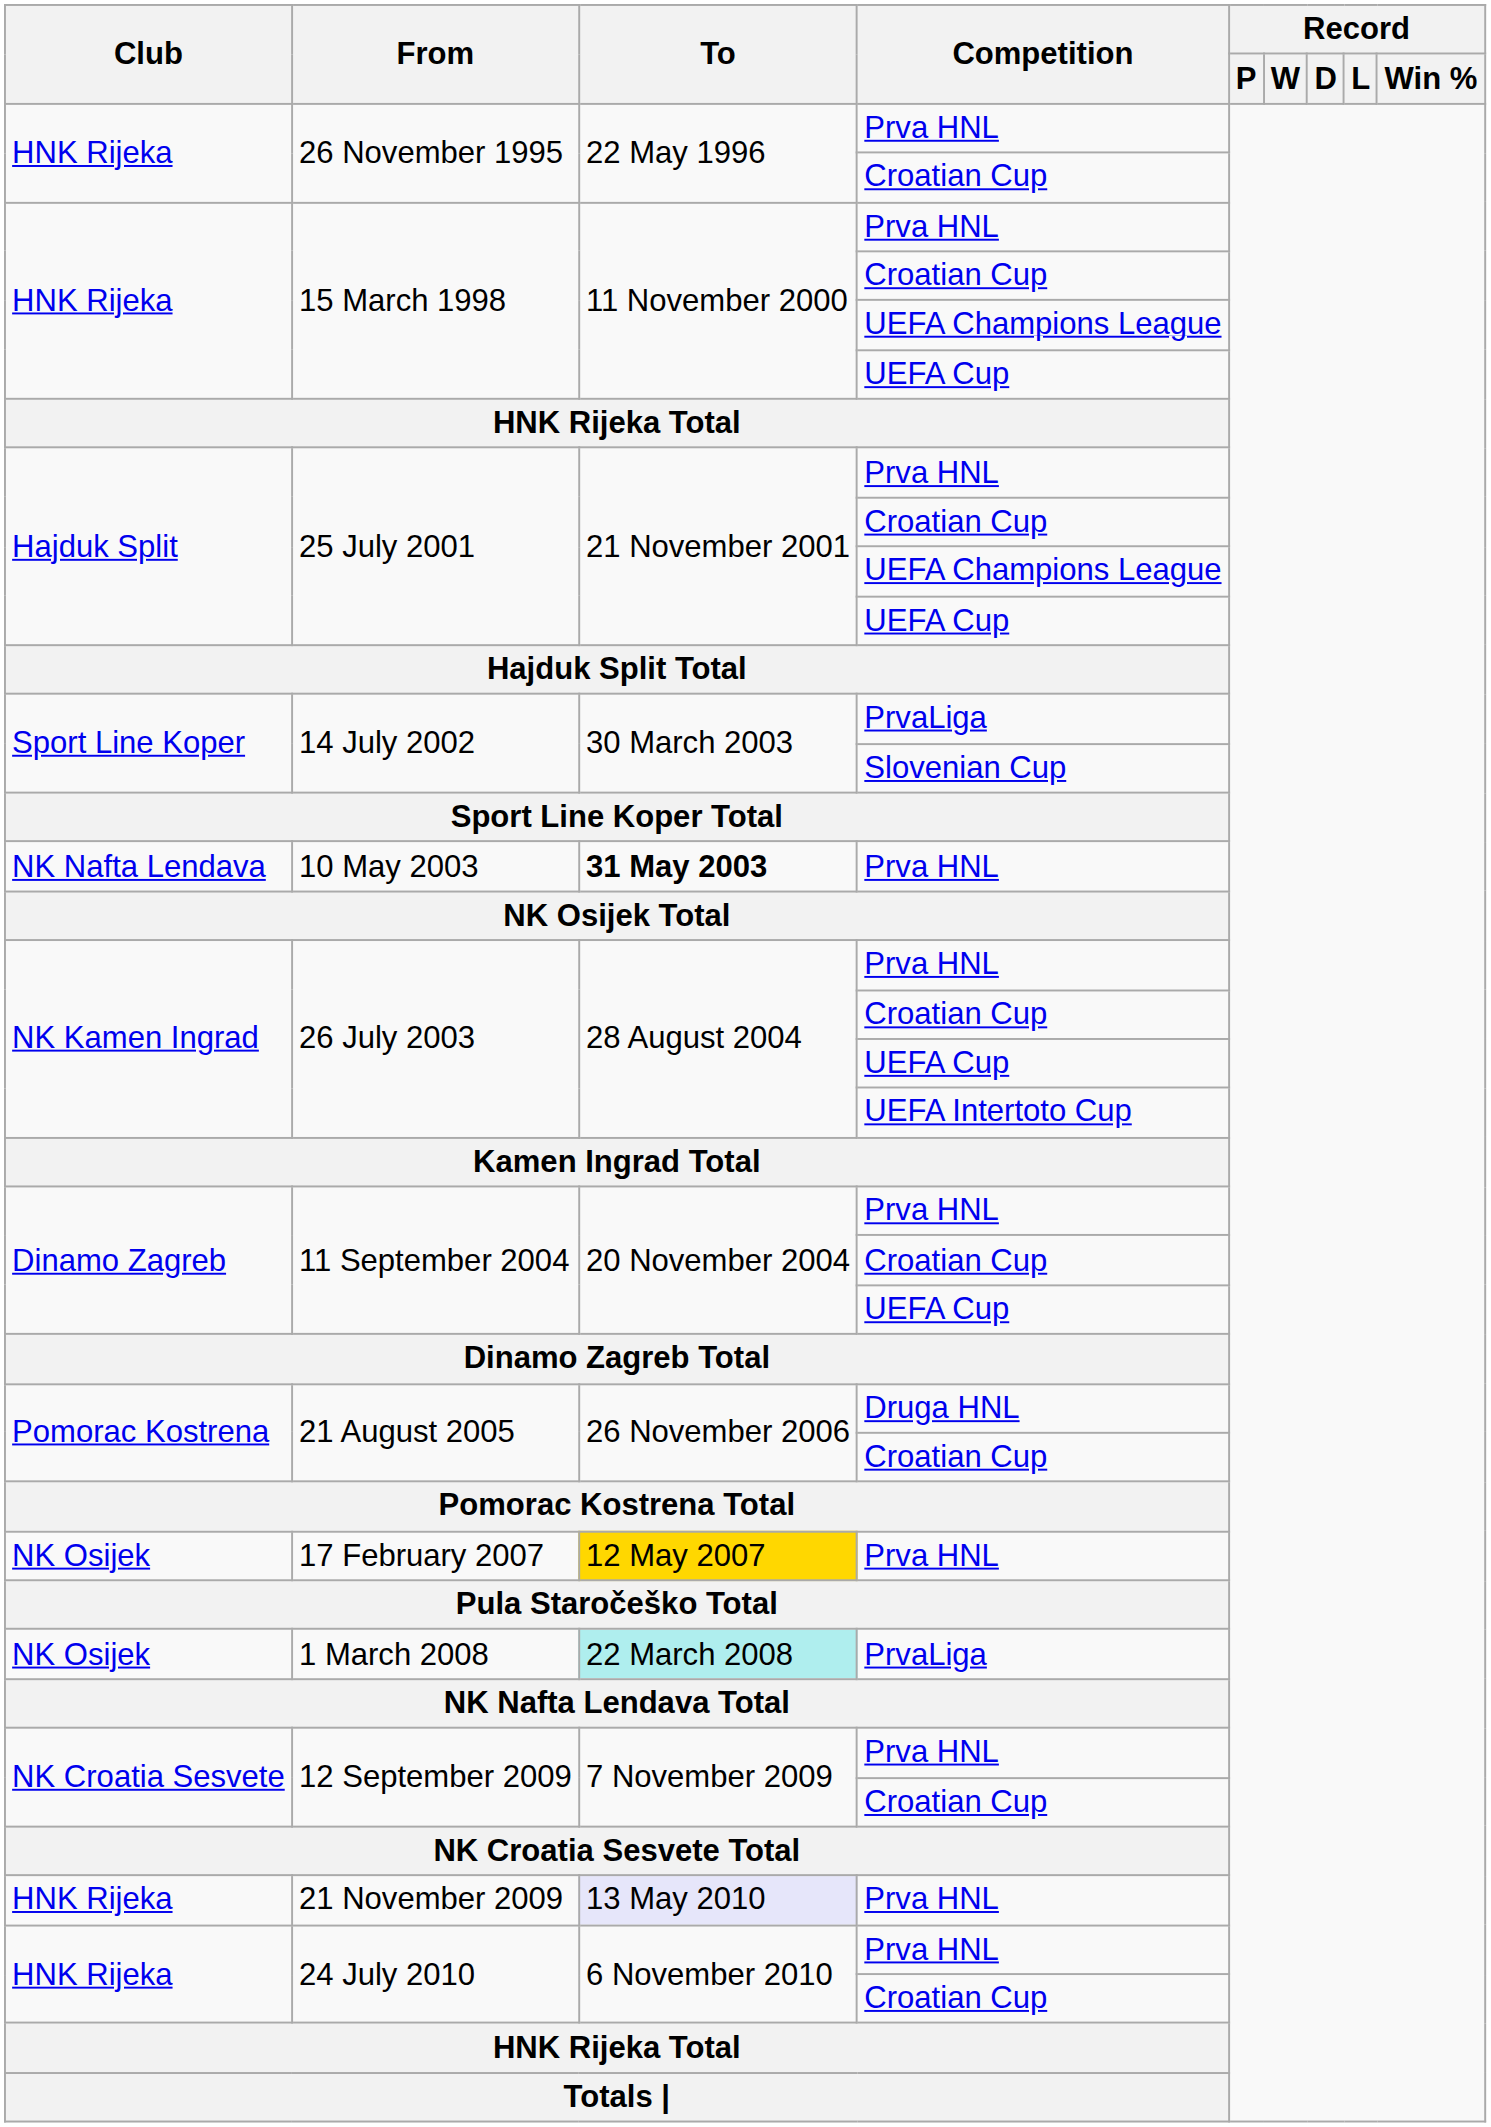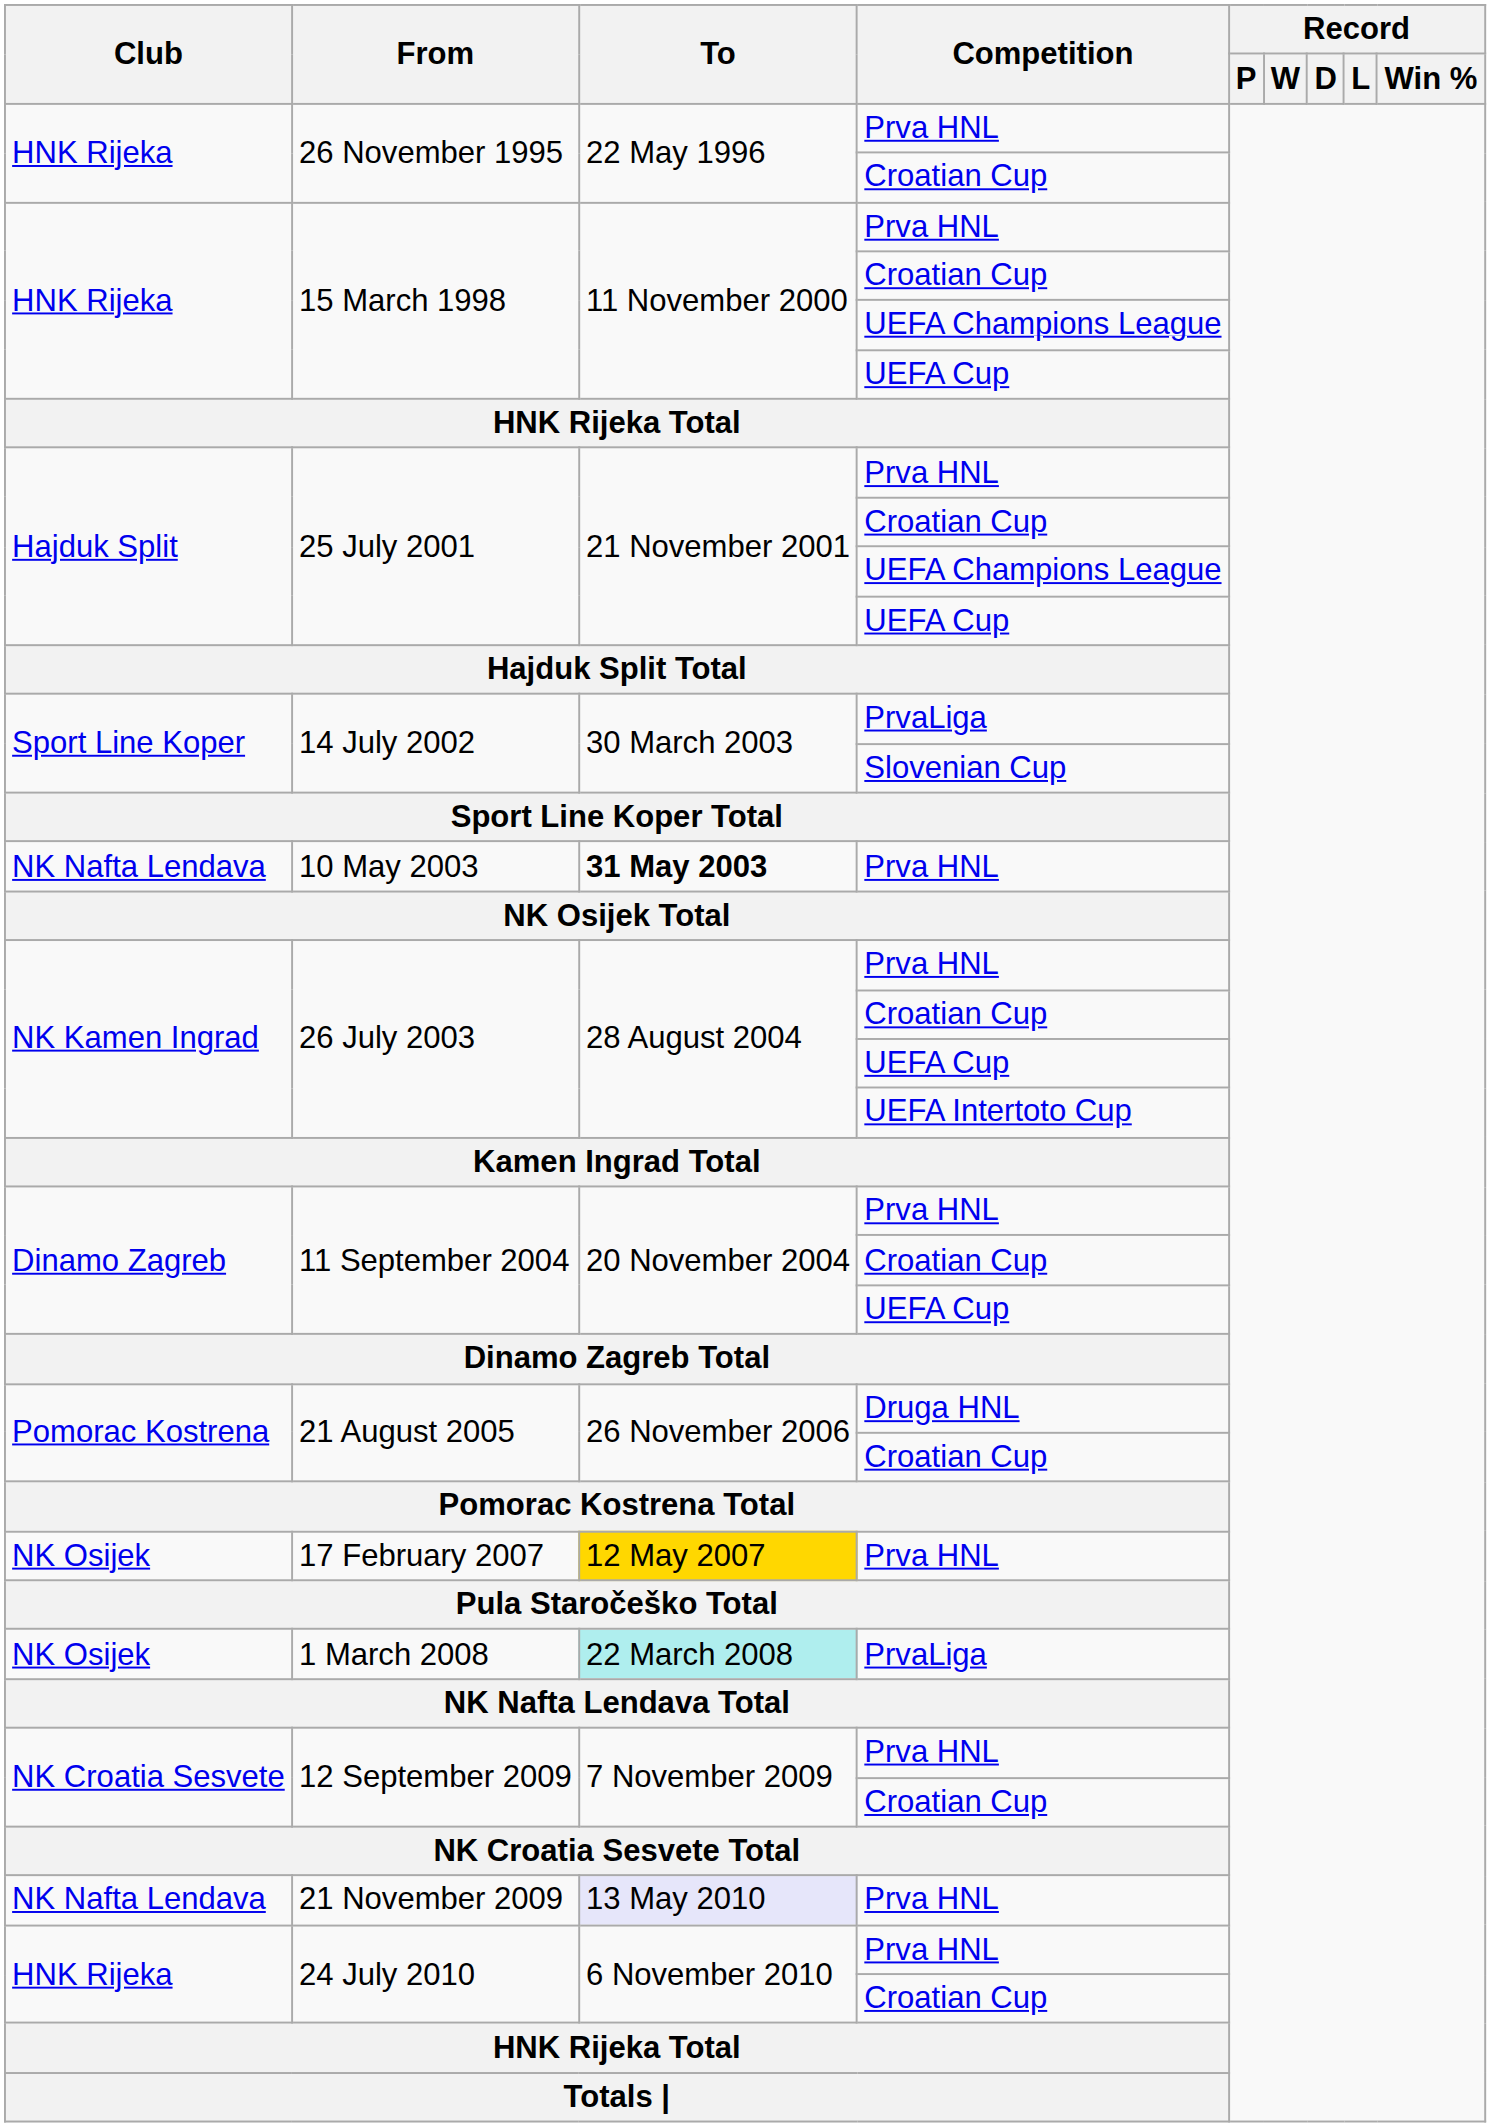(92, 1899) HNK Rijeka -> (139, 1899) NK Nafta Lendava
